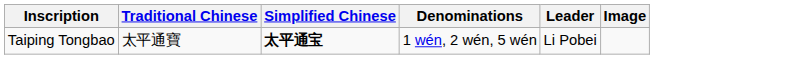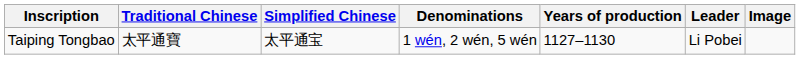+ column: (613, 16)
(294, 40) bold -> (294, 40) normal
